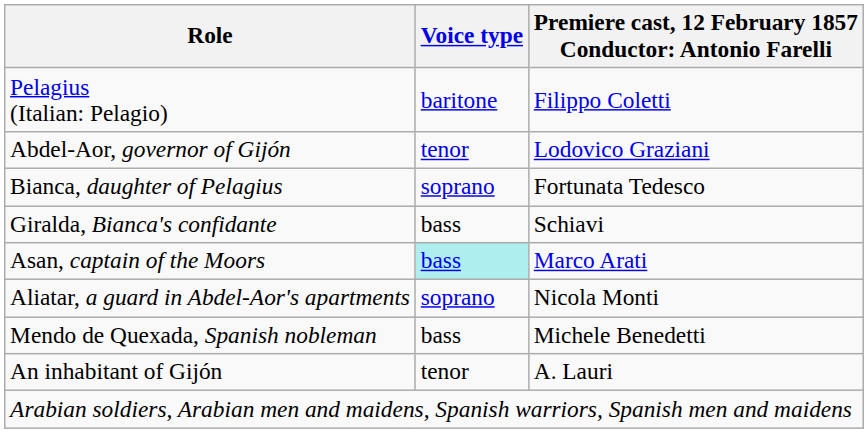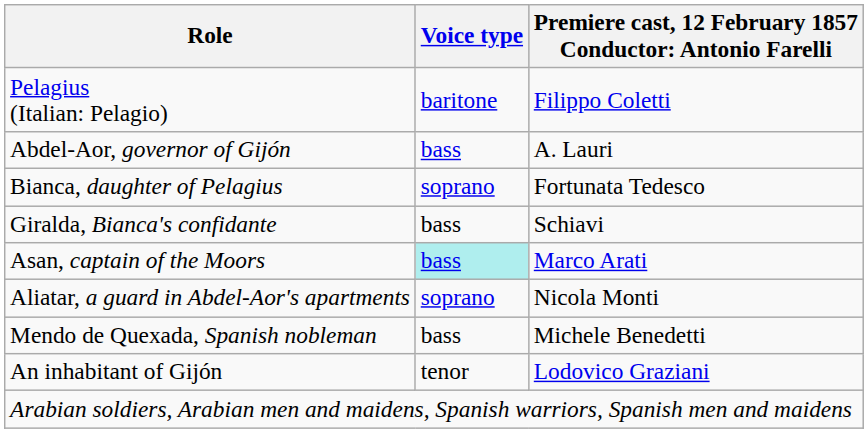(445, 149) tenor -> (441, 149) bass
(622, 149) Lodovico Graziani -> (573, 149) A. Lauri
(573, 371) A. Lauri -> (622, 371) Lodovico Graziani
